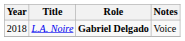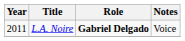(17, 28) 2018 -> (17, 28) 2011
